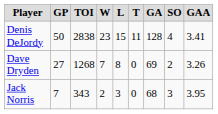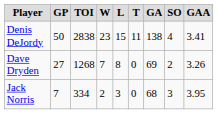(154, 36) 128 -> (154, 36) 138
(81, 94) 343 -> (81, 94) 334
